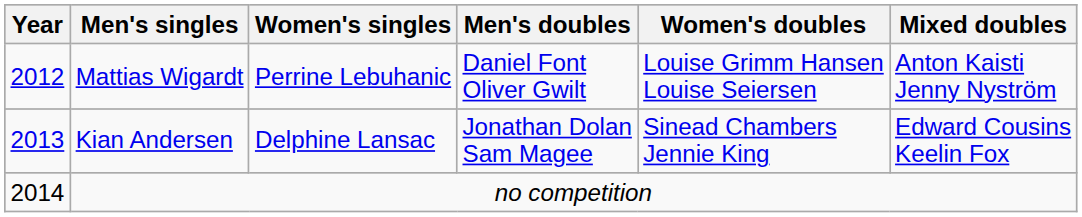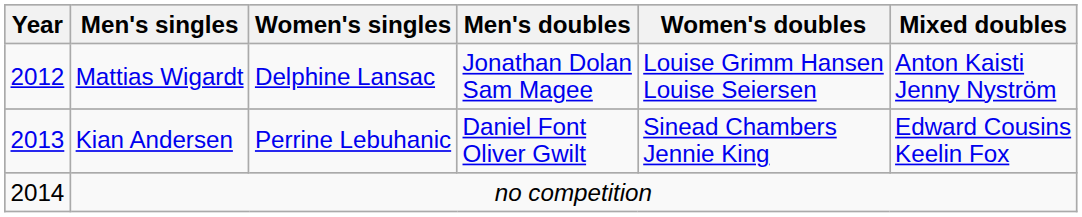(353, 76) Perrine Lebuhanic -> (345, 76) Delphine Lansac
(524, 76) Daniel Font Oliver Gwilt -> (547, 76) Jonathan Dolan Sam Magee
(345, 141) Delphine Lansac -> (353, 141) Perrine Lebuhanic
(547, 141) Jonathan Dolan Sam Magee -> (524, 141) Daniel Font Oliver Gwilt
